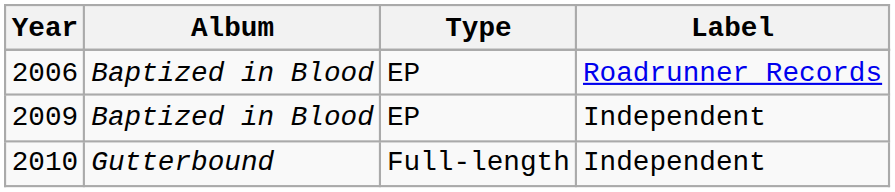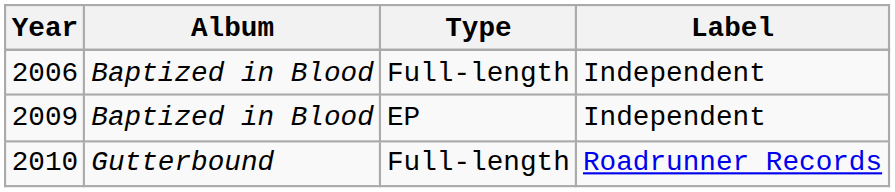(404, 73) EP -> (478, 73) Full-length
(733, 73) Roadrunner Records -> (674, 73) Independent
(674, 163) Independent -> (733, 163) Roadrunner Records
